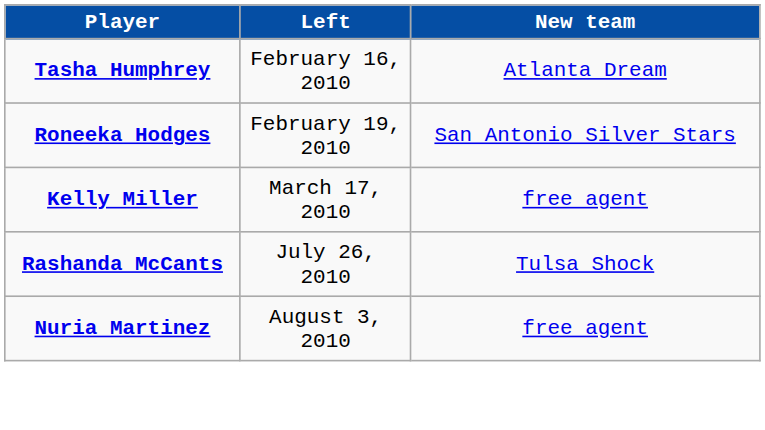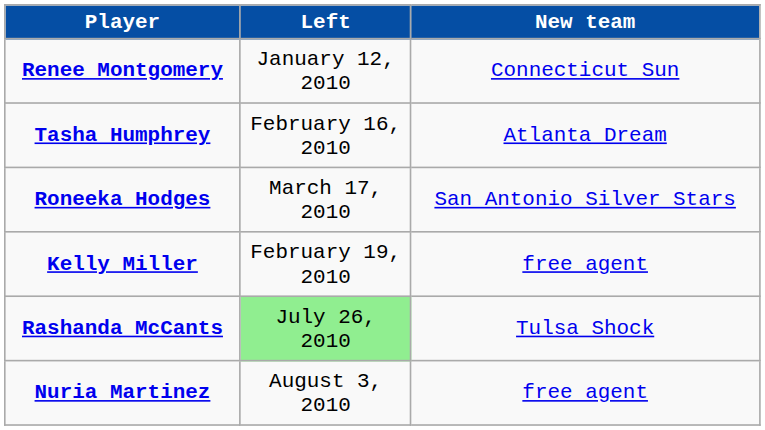+ row: (122, 71)
(326, 136) February 19, 2010 -> (326, 200) March 17, 2010
(326, 200) March 17, 2010 -> (326, 264) February 19, 2010
(326, 264) no background -> (326, 329) lightgreen background
